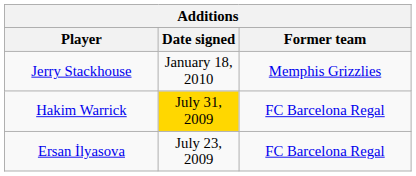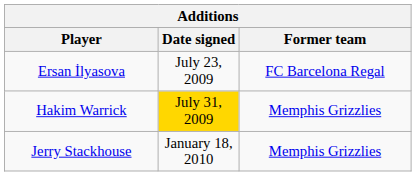rows swapped: (81, 150) <-> (81, 71)
(325, 111) FC Barcelona Regal -> (325, 111) Memphis Grizzlies
